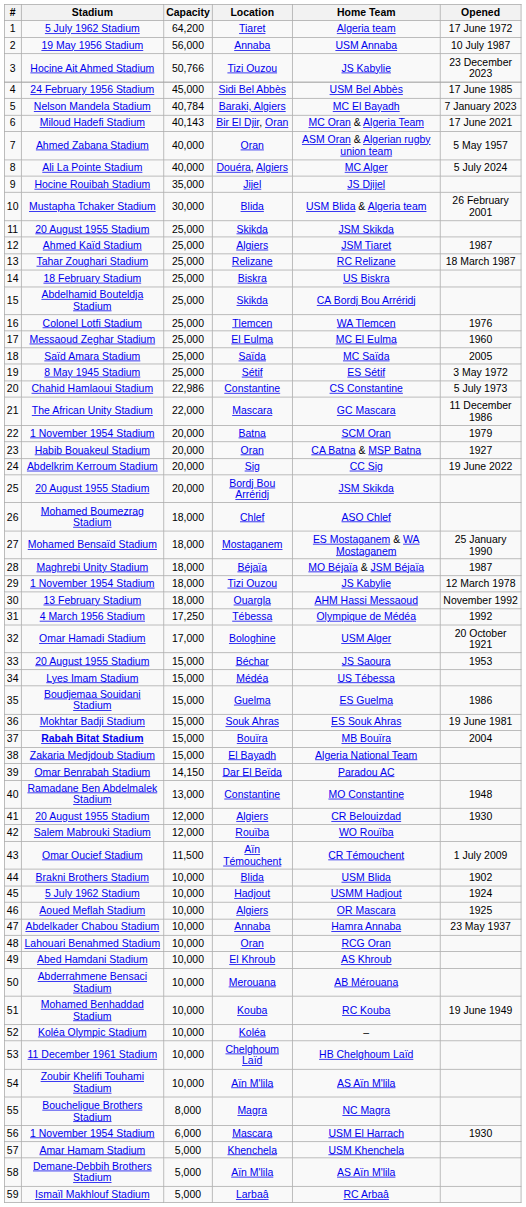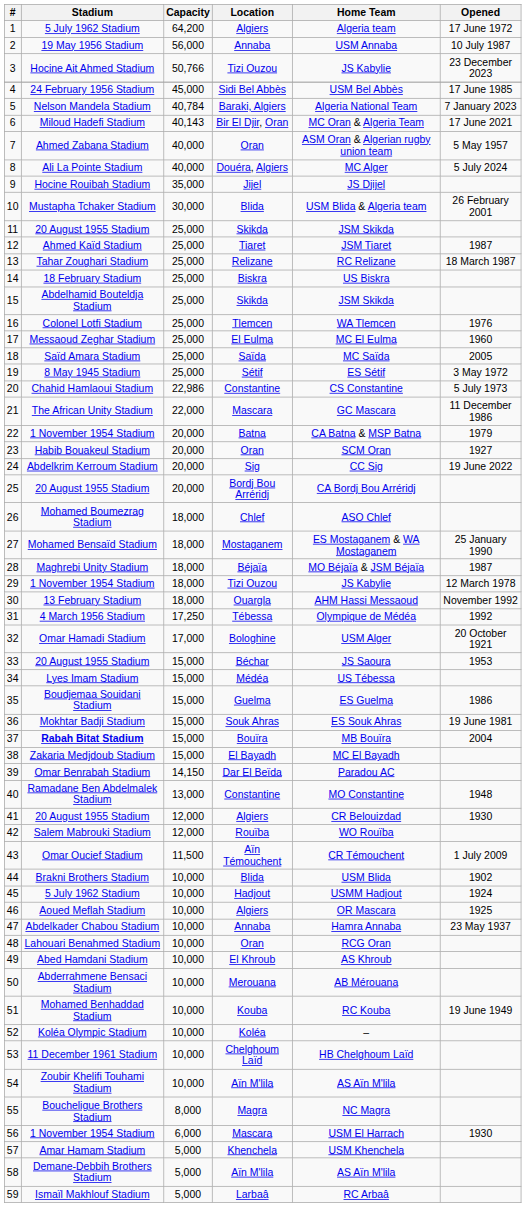(252, 29) Tiaret -> (252, 29) Algiers
(366, 106) MC El Bayadh -> (366, 106) Algeria National Team
(252, 245) Algiers -> (252, 245) Tiaret
(366, 300) CA Bordj Bou Arréridj -> (366, 300) JSM Skikda
(366, 433) SCM Oran -> (366, 433) CA Batna & MSP Batna
(366, 450) CA Batna & MSP Batna -> (366, 450) SCM Oran
(366, 488) JSM Skikda -> (366, 488) CA Bordj Bou Arréridj
(366, 755) Algeria National Team -> (366, 755) MC El Bayadh
